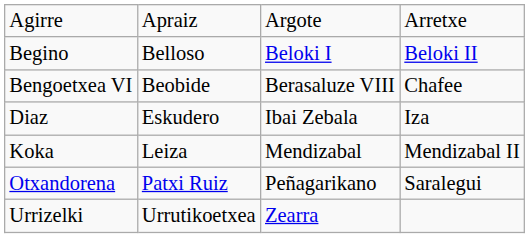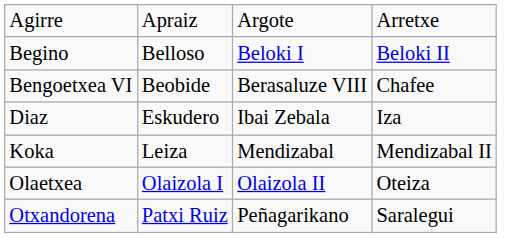+ row: (46, 183)
- row: (46, 215)
